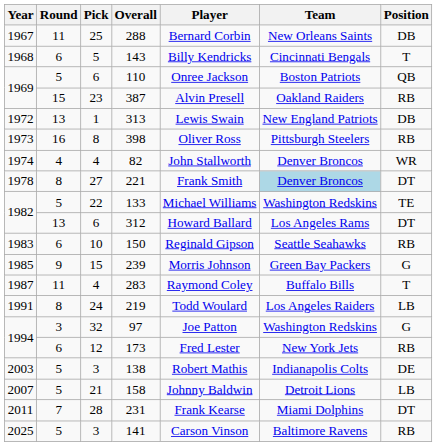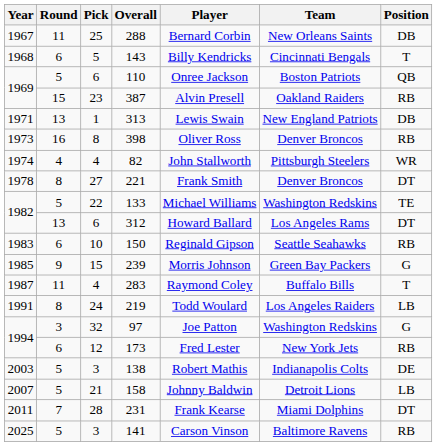(21, 118) 1972 -> (21, 118) 1971
(320, 139) Pittsburgh Steelers -> (320, 139) Denver Broncos
(320, 160) Denver Broncos -> (320, 160) Pittsburgh Steelers
(320, 181) lightblue background -> (320, 181) no background
